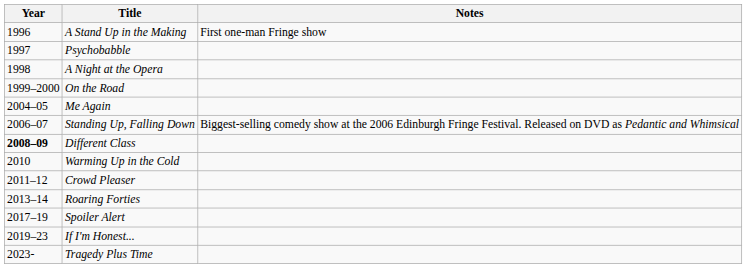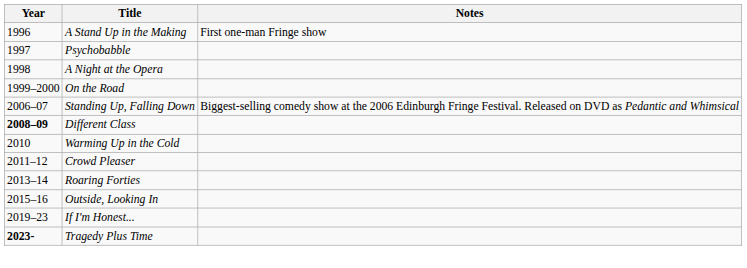- row: (88, 106)
+ row: (112, 198)
- row: (95, 217)
(21, 254) normal -> (21, 236) bold
